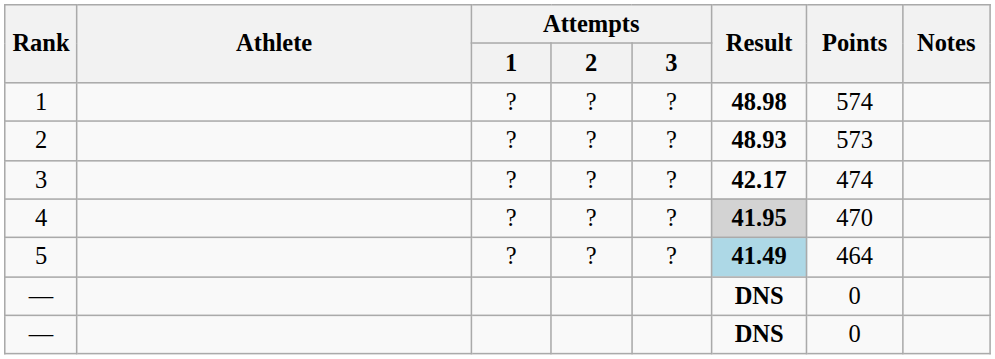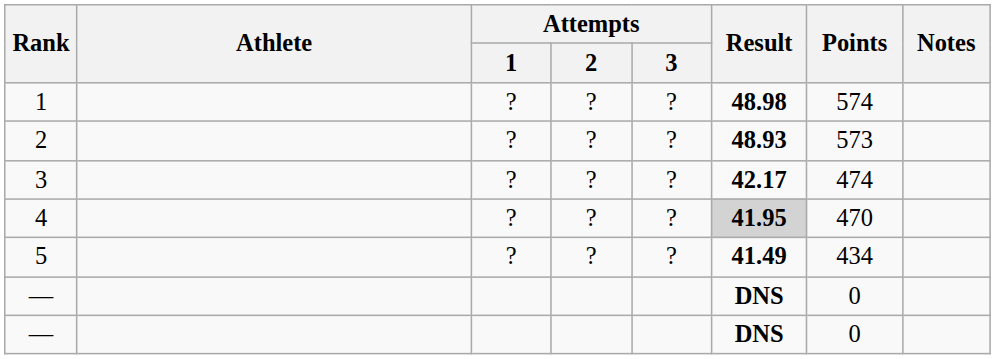(759, 256) lightblue background -> (759, 256) no background
(855, 256) 464 -> (855, 256) 434
